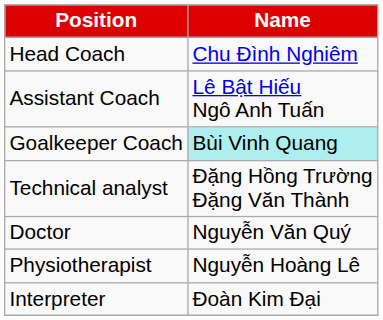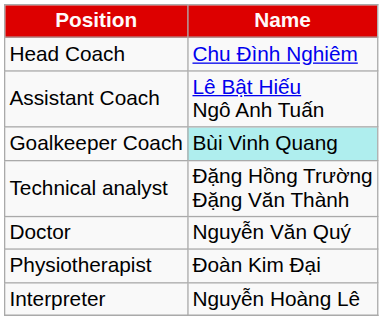(276, 265) Nguyễn Hoàng Lê -> (257, 265) Đoàn Kim Đại
(257, 298) Đoàn Kim Đại -> (276, 298) Nguyễn Hoàng Lê
